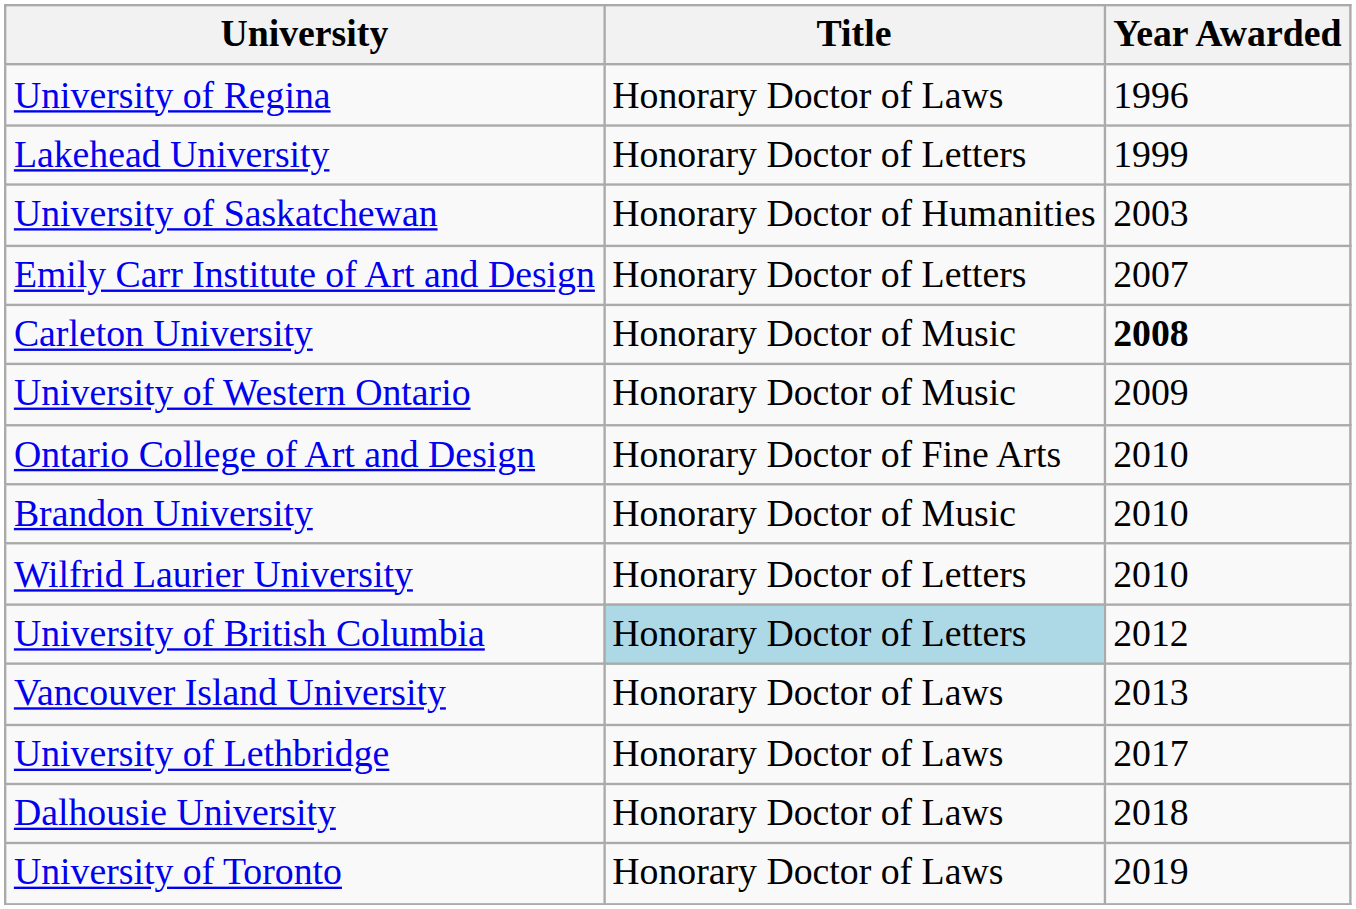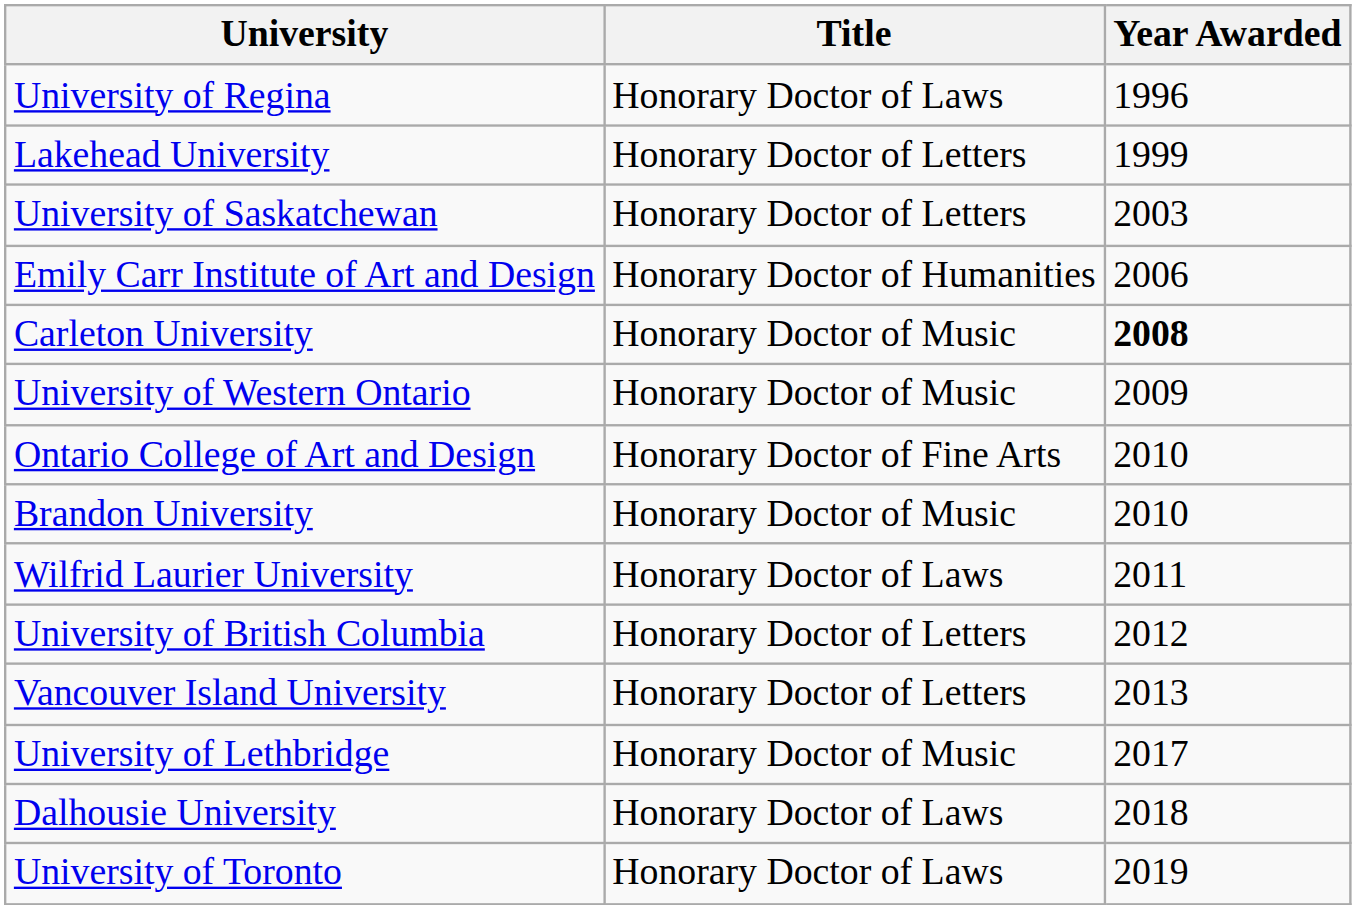(854, 214) Honorary Doctor of Humanities -> (819, 214) Honorary Doctor of Letters
(819, 273) Honorary Doctor of Letters -> (854, 273) Honorary Doctor of Humanities
(1151, 273) 2007 -> (1151, 273) 2006
(819, 573) Honorary Doctor of Letters -> (808, 573) Honorary Doctor of Laws
(1151, 573) 2010 -> (1150, 573) 2011
(819, 633) lightblue background -> (819, 633) no background
(808, 693) Honorary Doctor of Laws -> (819, 693) Honorary Doctor of Letters
(808, 753) Honorary Doctor of Laws -> (814, 753) Honorary Doctor of Music
